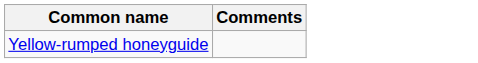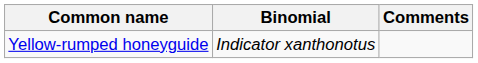+ column: (296, 17)
